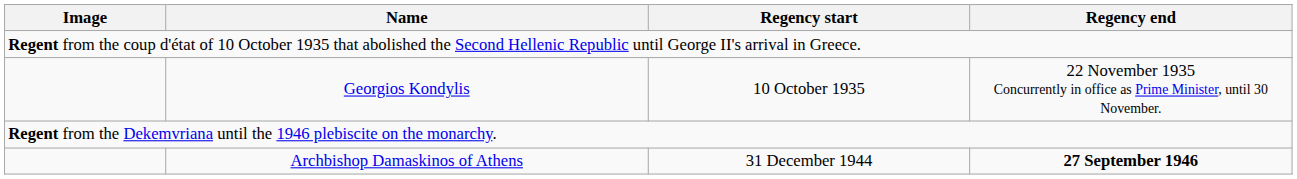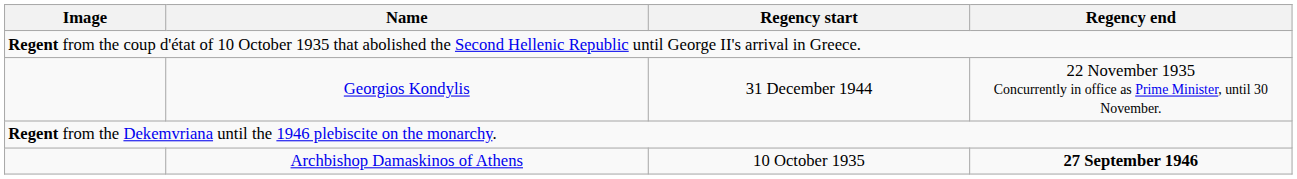(809, 89) 10 October 1935 -> (809, 89) 31 December 1944
(809, 160) 31 December 1944 -> (809, 160) 10 October 1935
